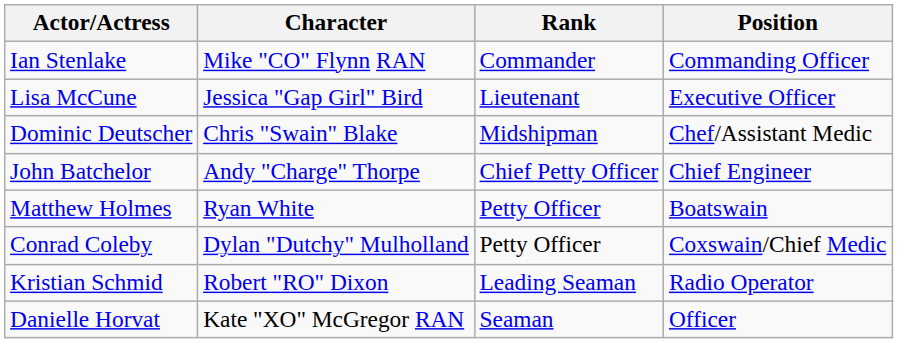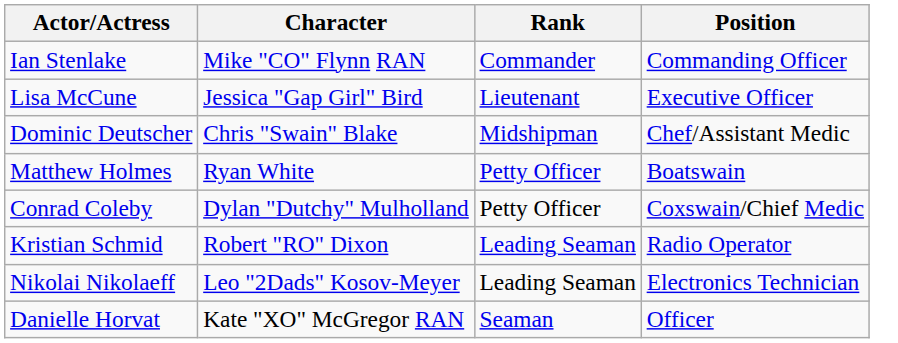- row: (81, 171)
+ row: (93, 282)
